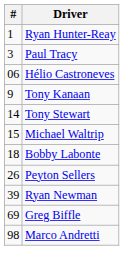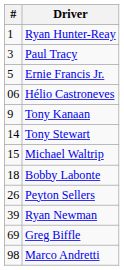+ row: (65, 74)
